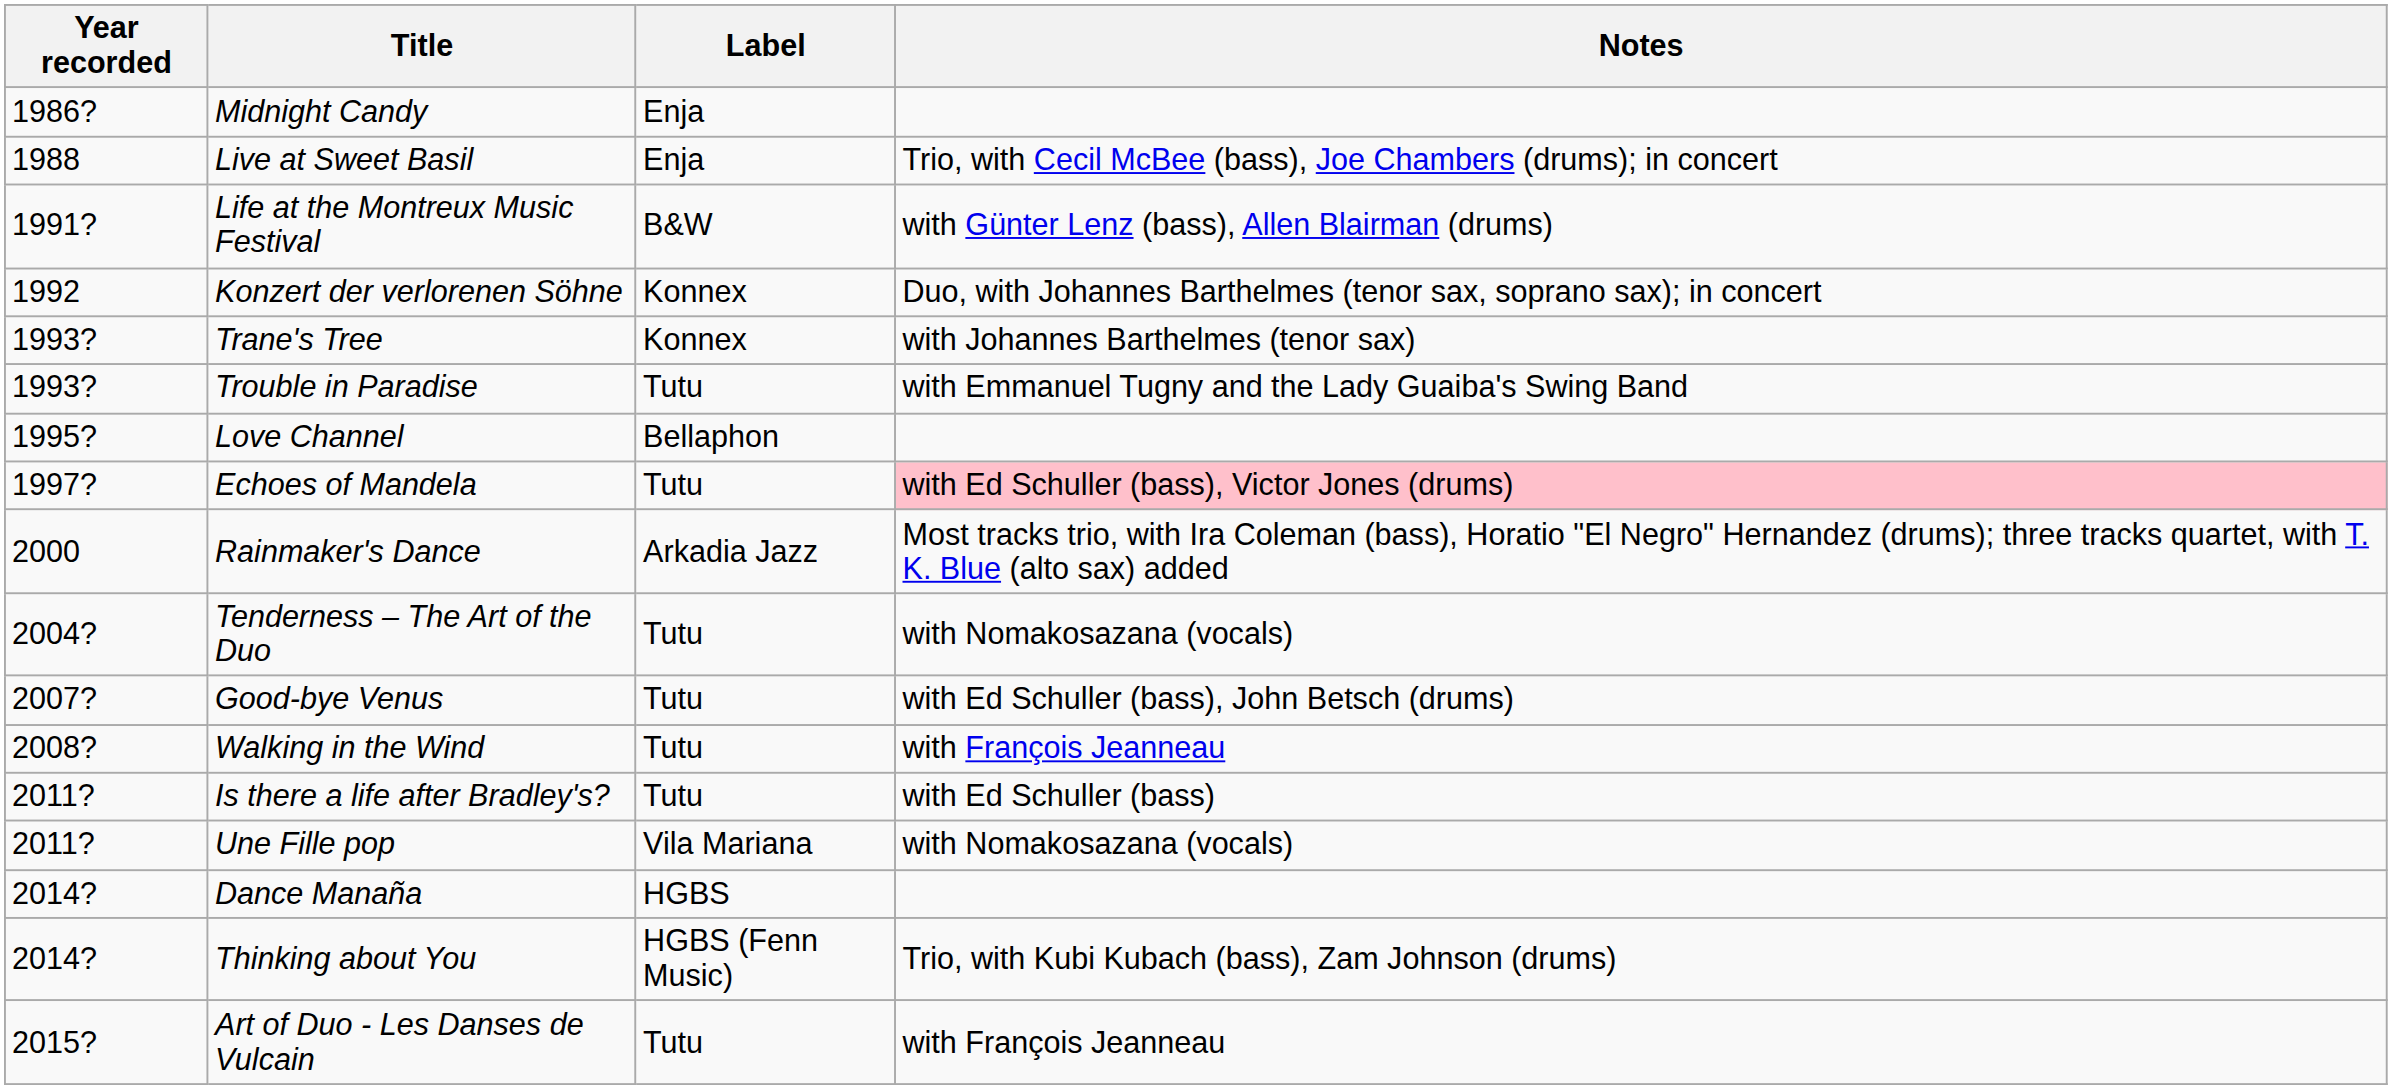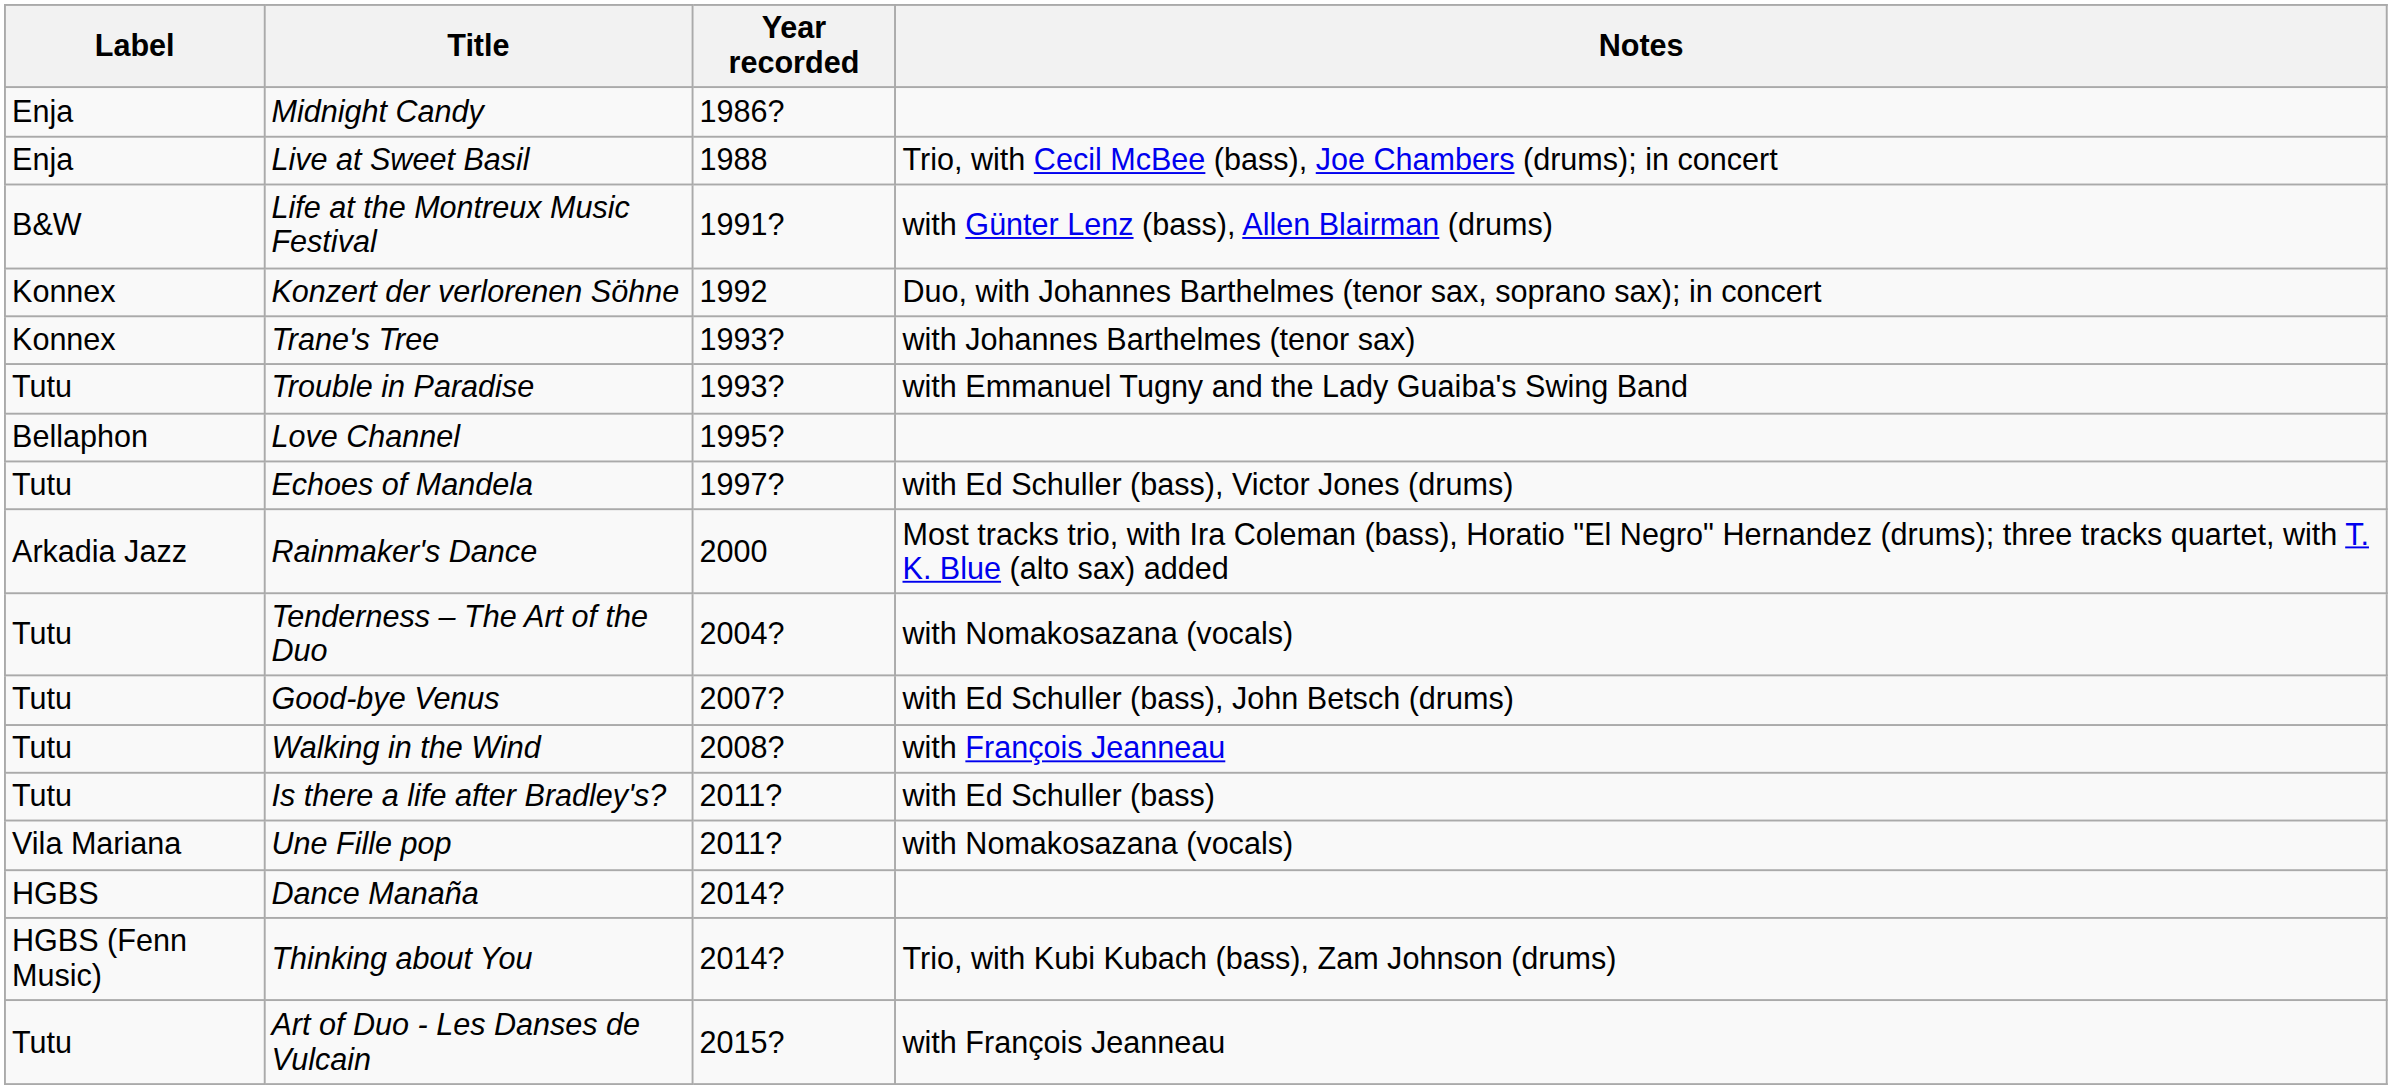columns swapped: (106, 45) <-> (766, 45)
(1208, 485) pink background -> (1208, 485) no background
